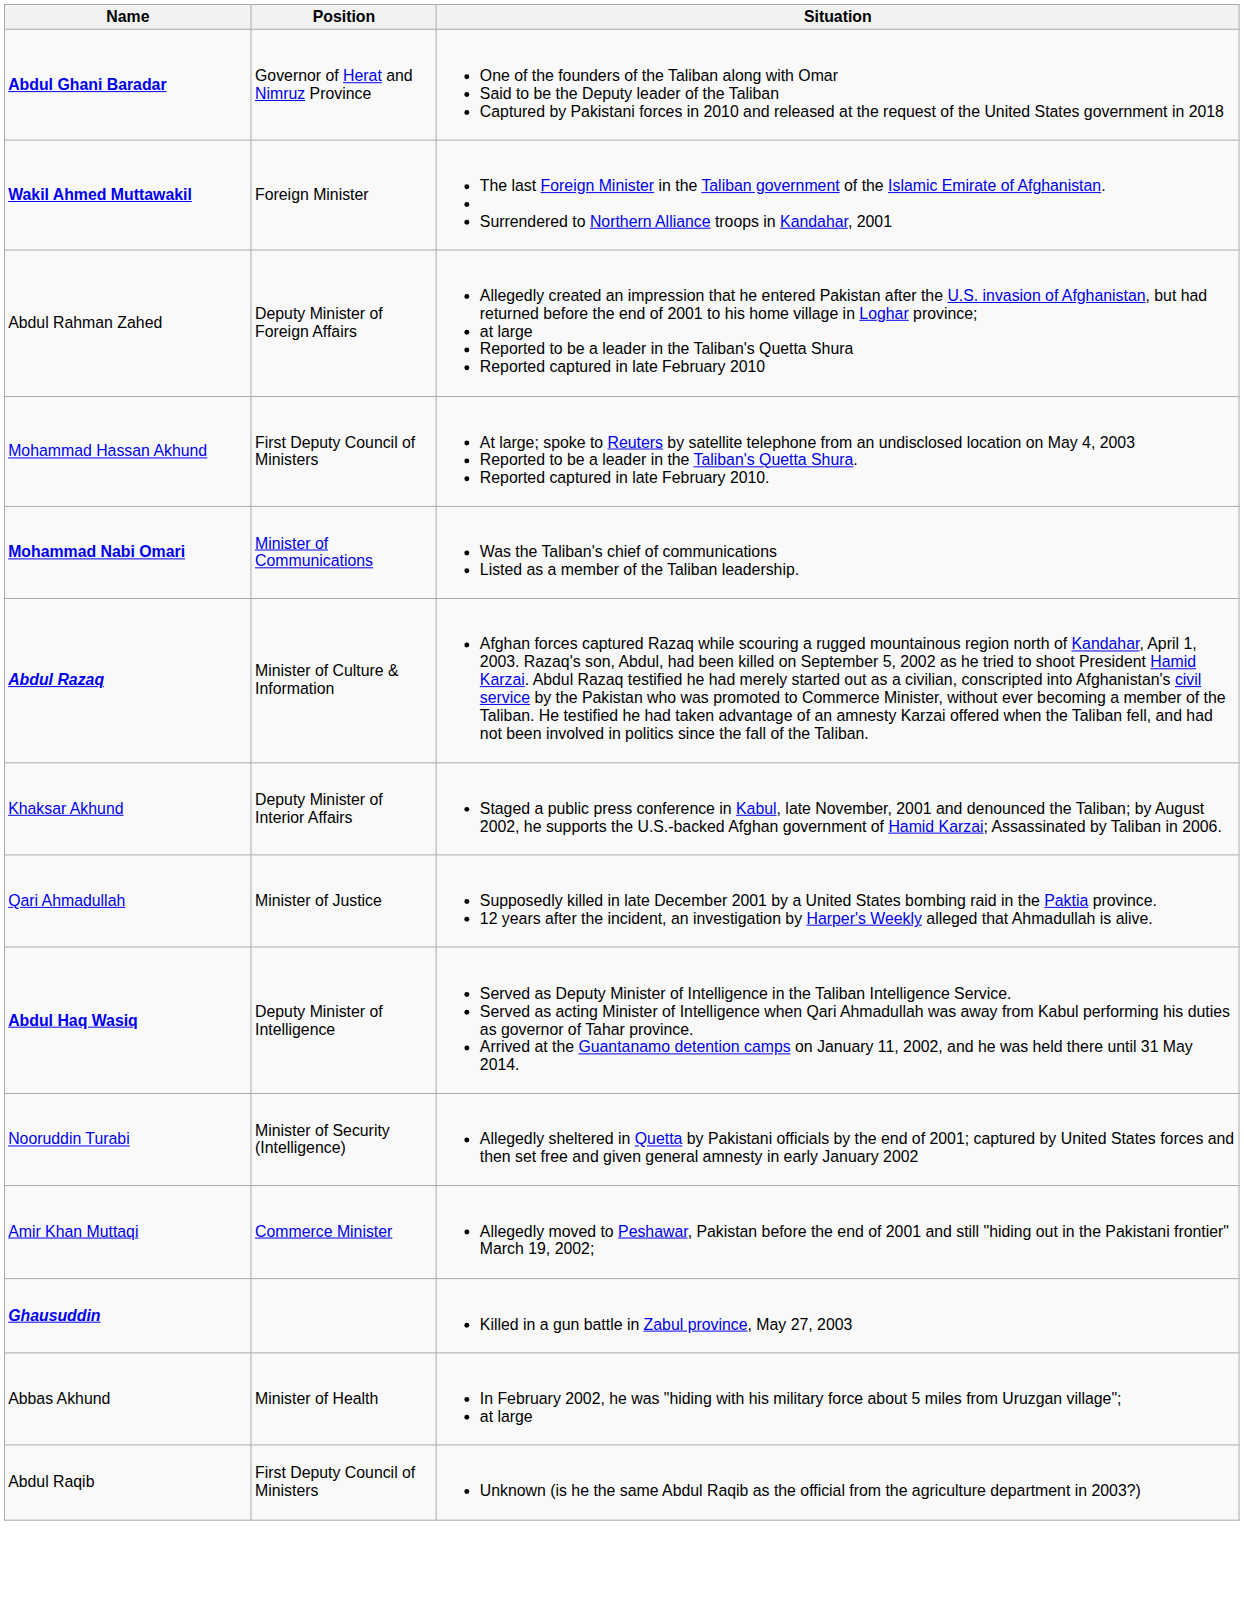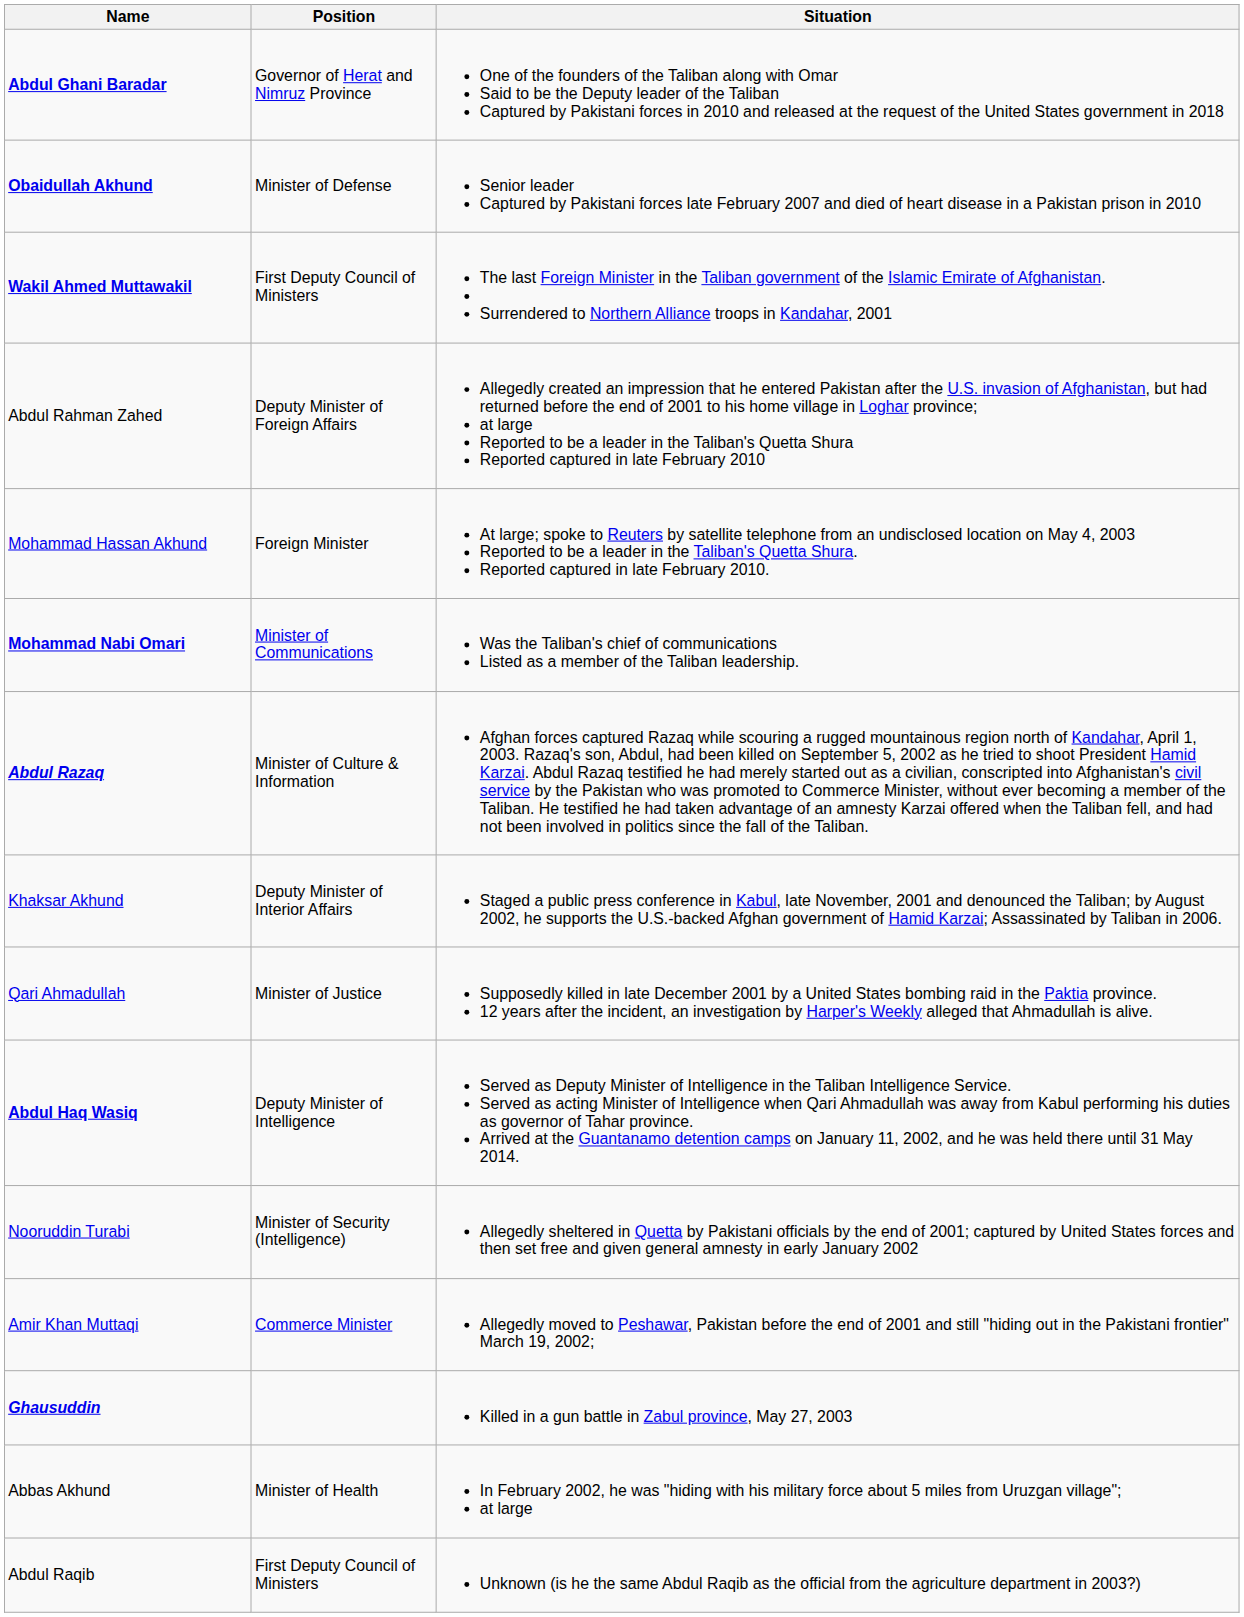+ row: (80, 186)
(312, 195) Foreign Minister -> (335, 287) First Deputy Council of Ministers
(335, 451) First Deputy Council of Ministers -> (312, 543) Foreign Minister
